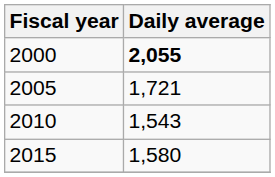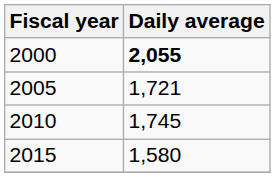(155, 121) 1,543 -> (155, 121) 1,745
